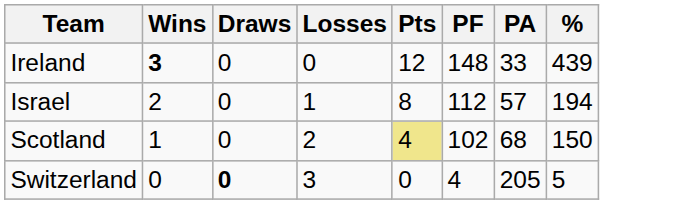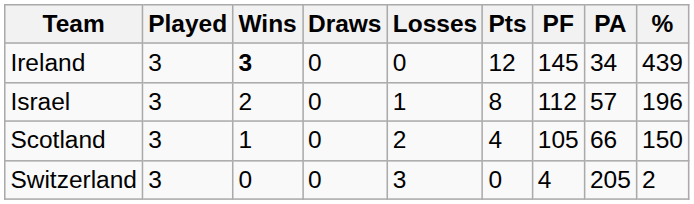+ column: (188, 23)
(468, 62) 148 -> (558, 62) 145
(513, 62) 33 -> (604, 62) 34
(572, 101) 194 -> (663, 101) 196
(405, 140) khaki background -> (495, 140) no background
(468, 140) 102 -> (558, 140) 105
(513, 140) 68 -> (604, 140) 66
(225, 179) bold -> (315, 179) normal
(559, 179) 5 -> (649, 179) 2
